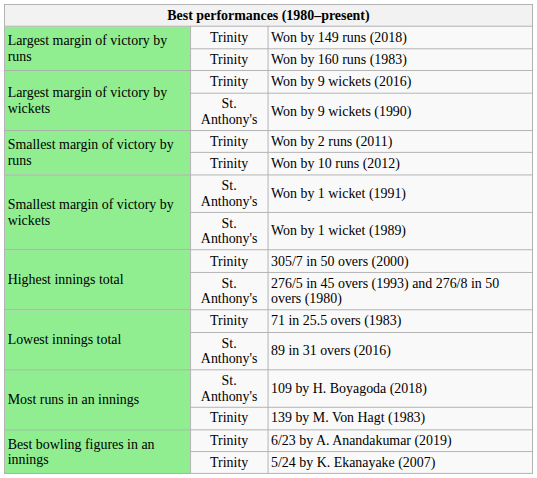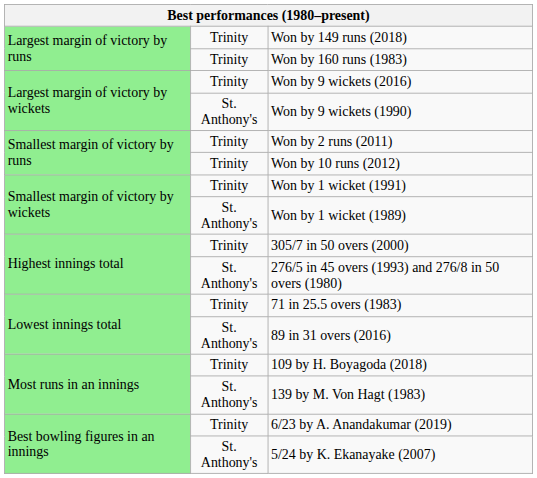(229, 193) St. Anthony's -> (229, 185) Trinity
(229, 388) St. Anthony's -> (229, 365) Trinity
(229, 418) Trinity -> (229, 395) St. Anthony's
(229, 462) Trinity -> (229, 454) St. Anthony's
